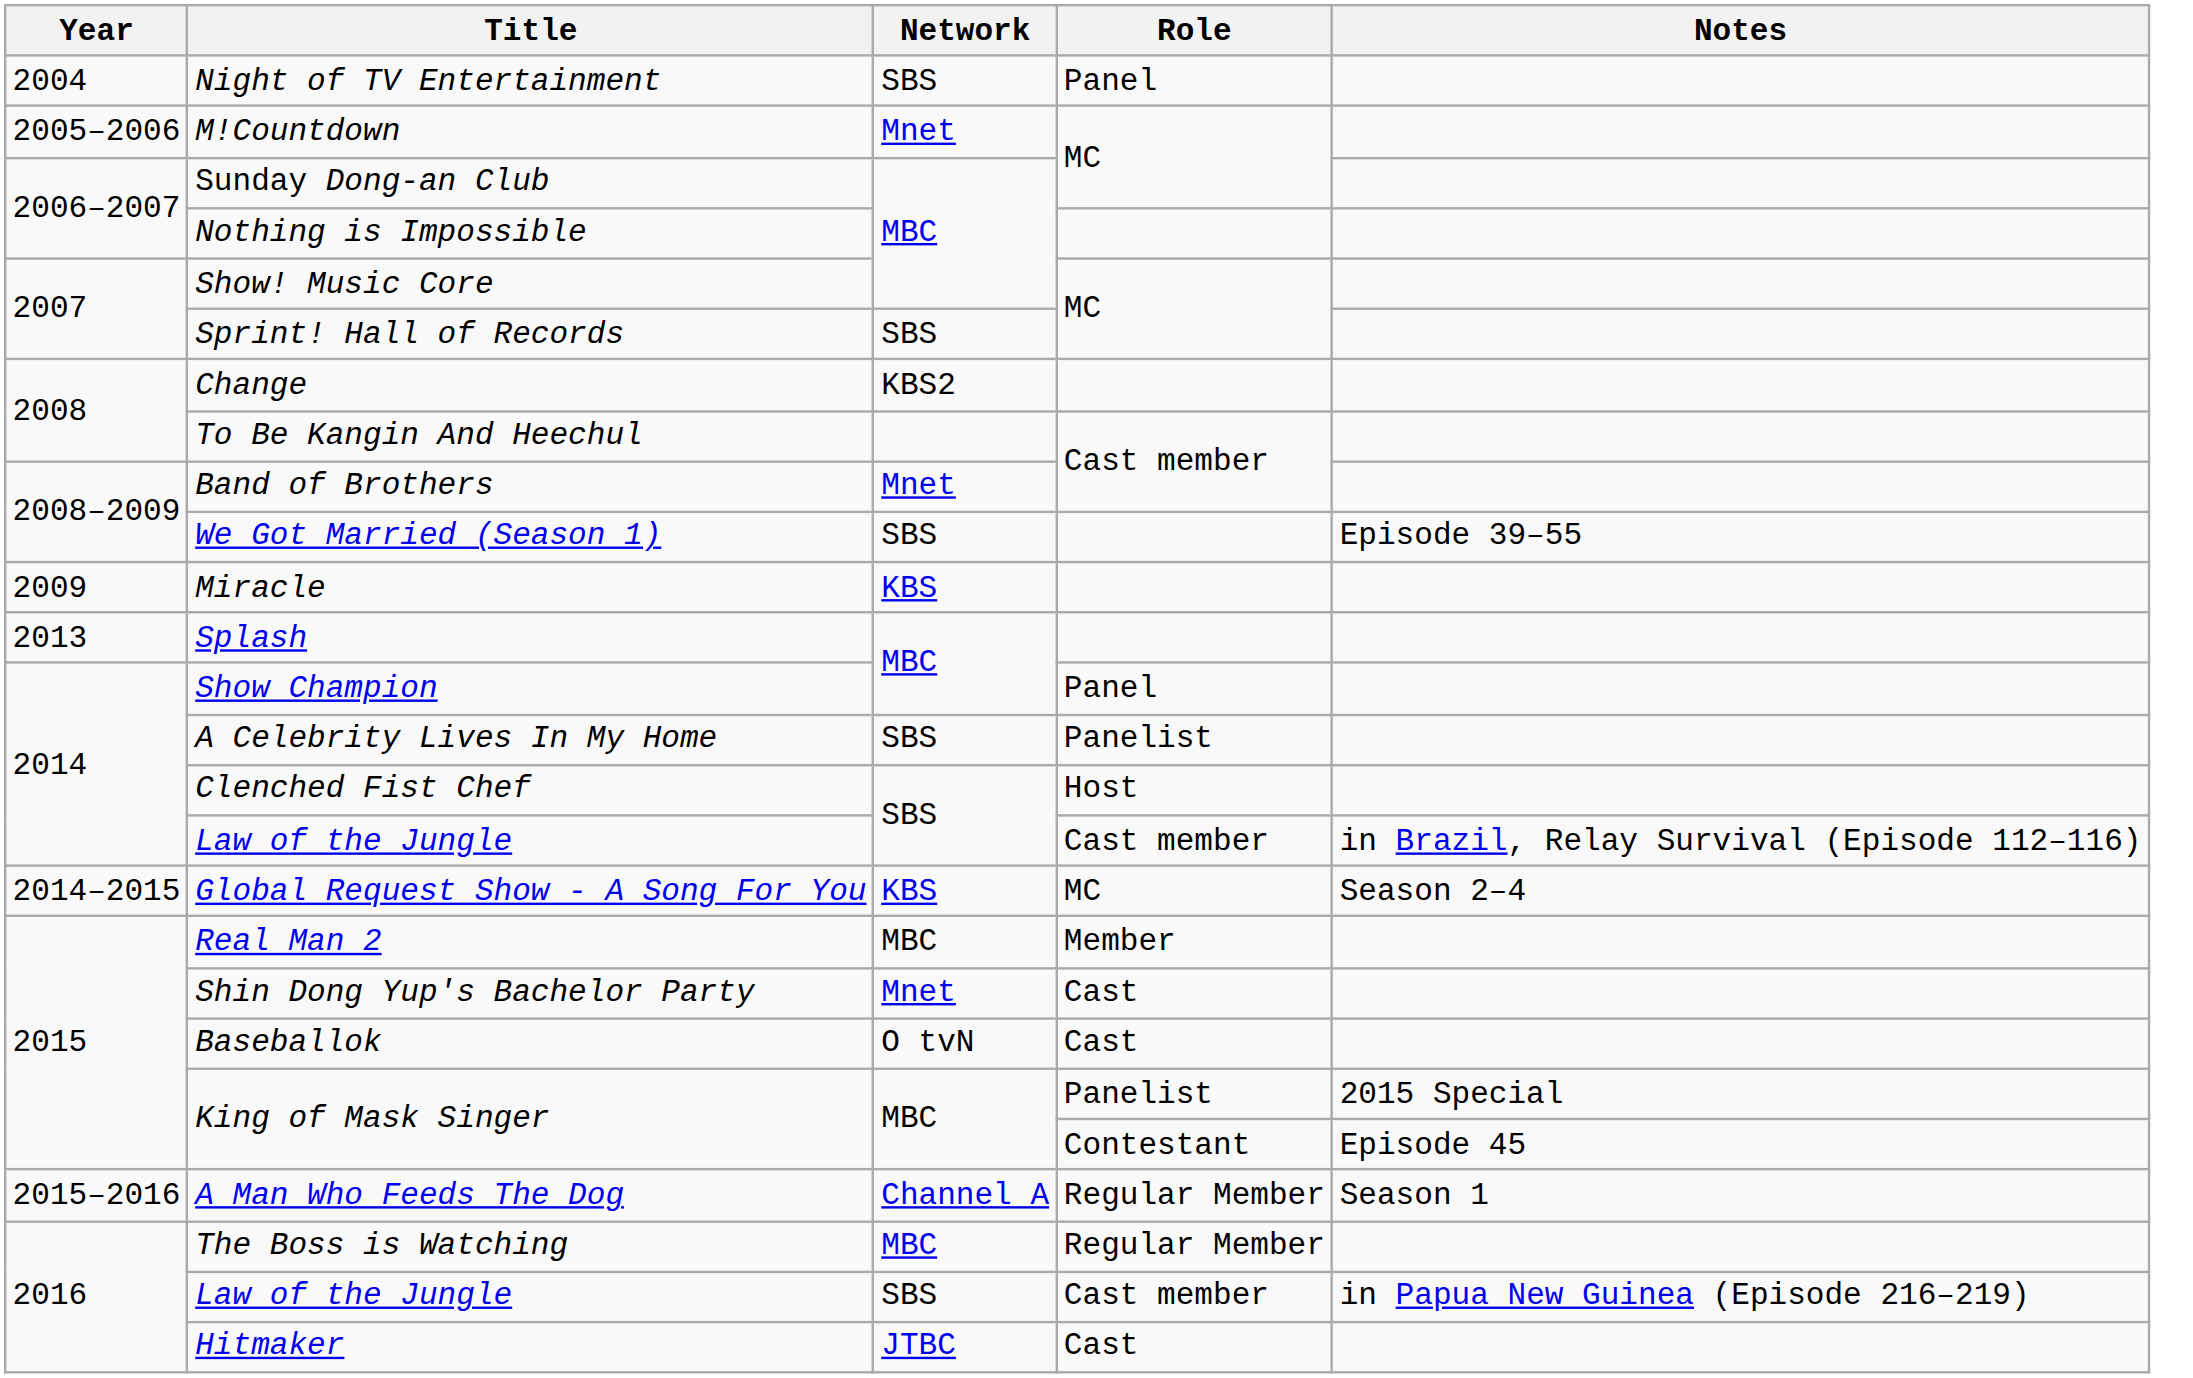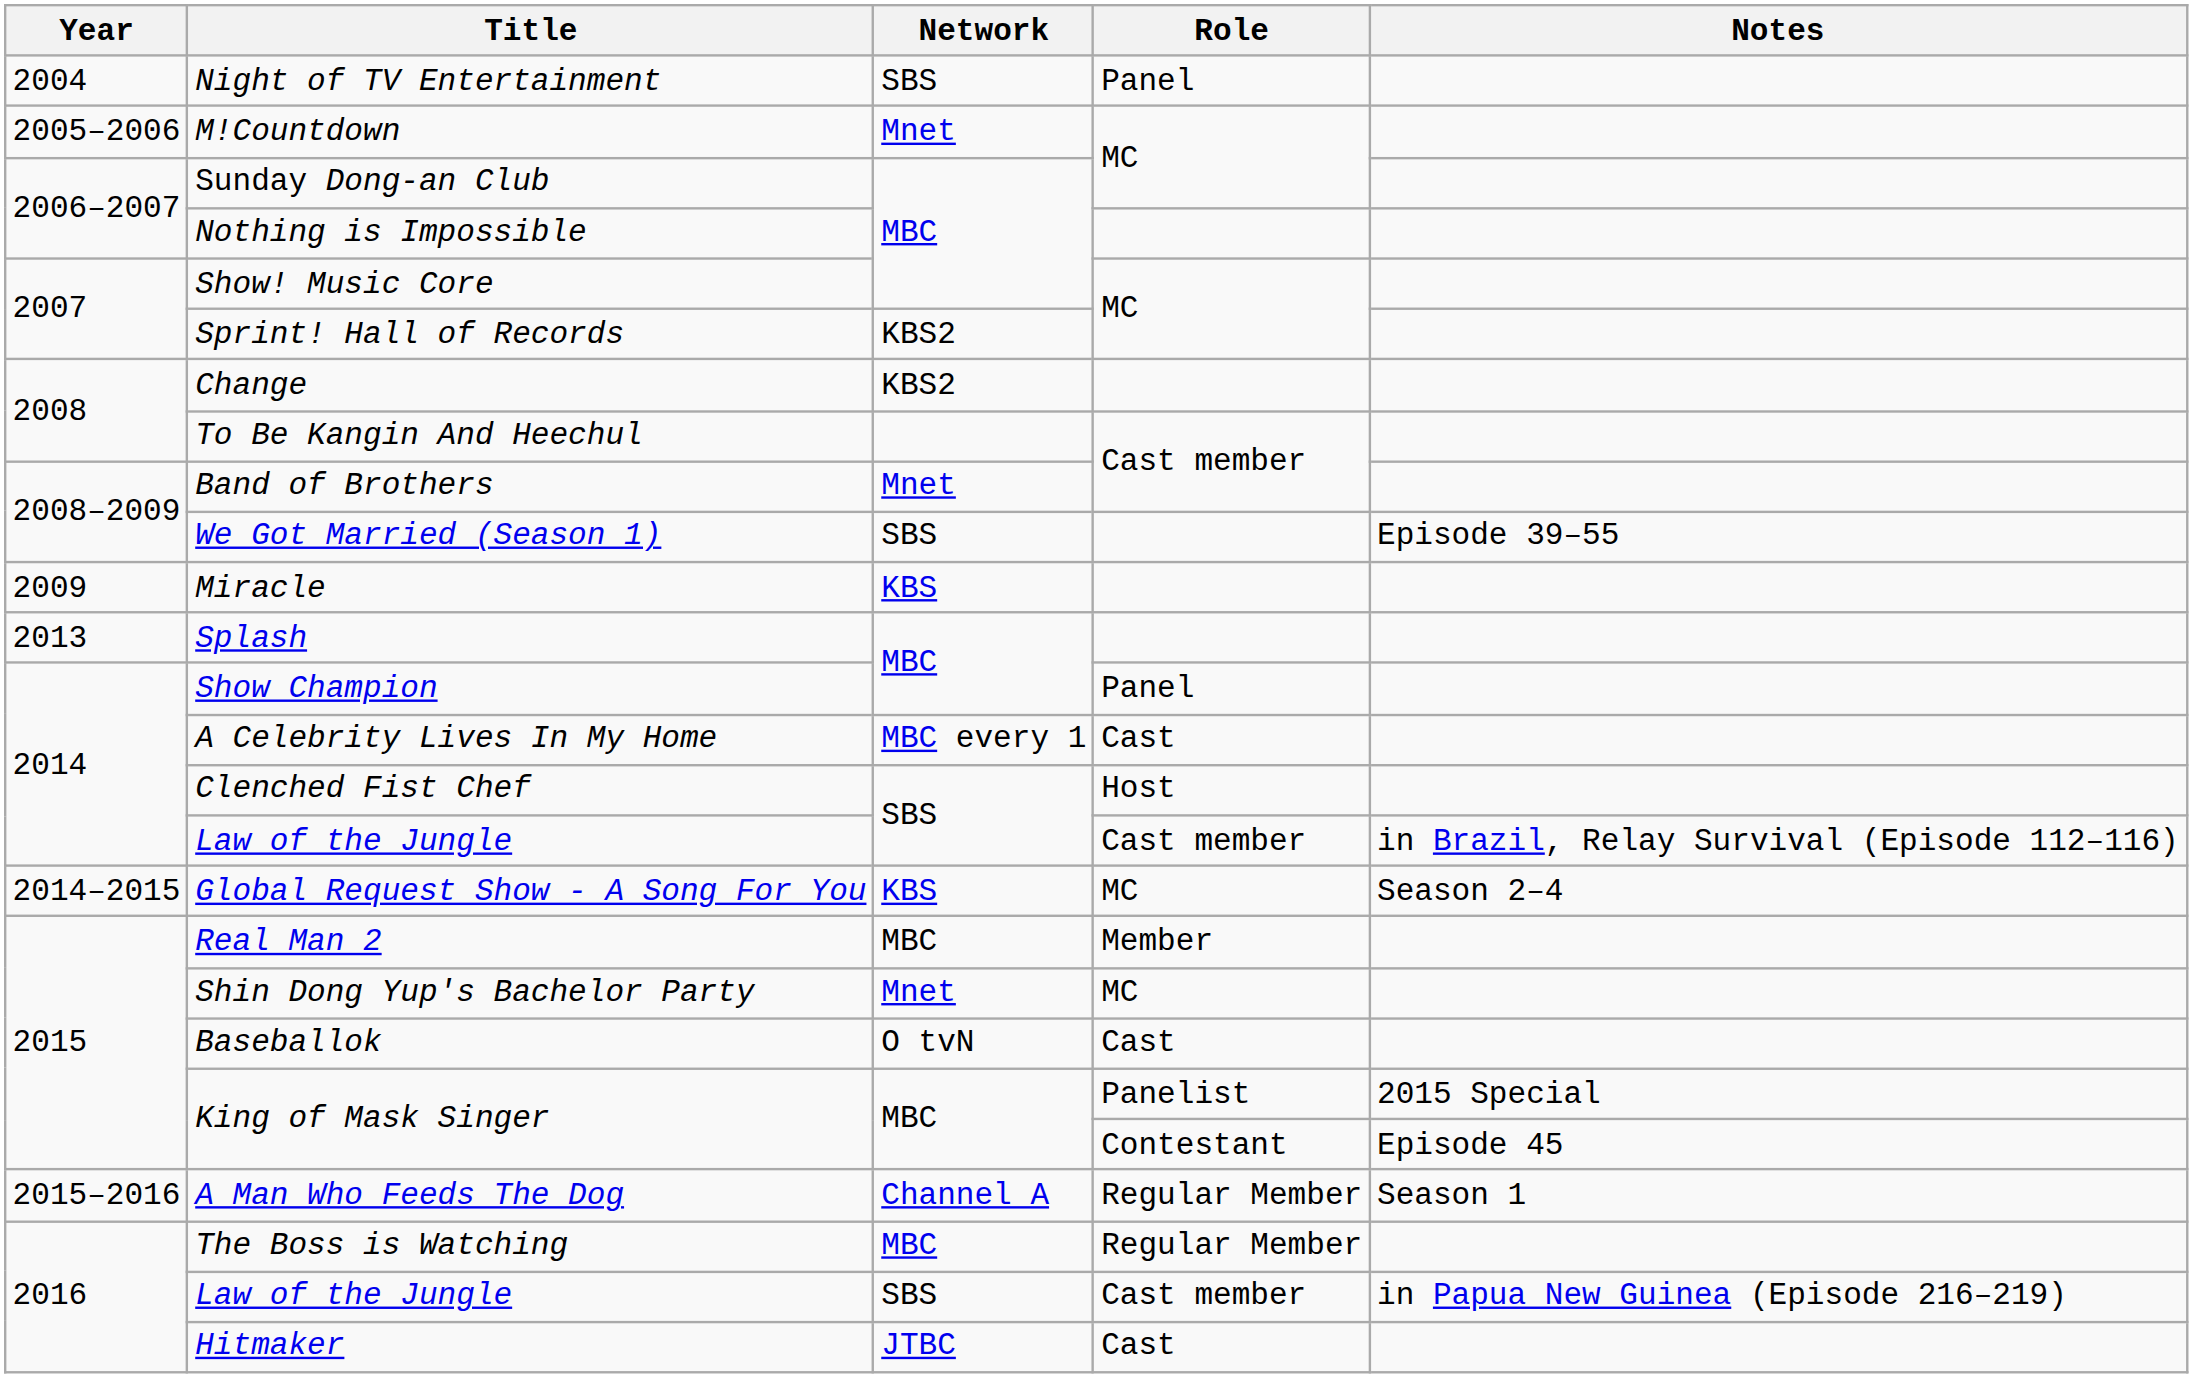(909, 334) SBS -> (919, 334) KBS2
(909, 739) SBS -> (984, 739) MBC every 1
(1138, 739) Panelist -> (1138, 739) Cast
(1101, 993) Cast -> (1120, 993) MC
